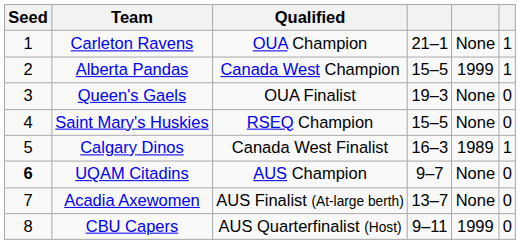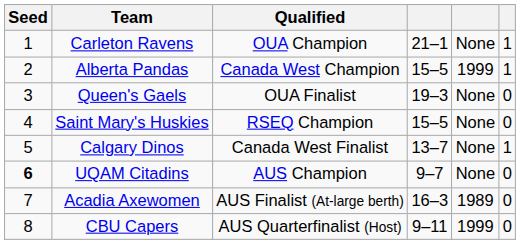(430, 148) 16–3 -> (430, 148) 13–7
(475, 148) 1989 -> (475, 148) None
(430, 200) 13–7 -> (430, 200) 16–3
(475, 200) None -> (475, 200) 1989
